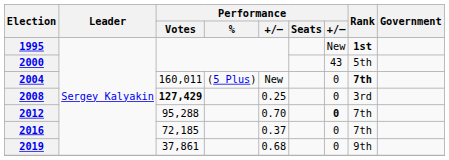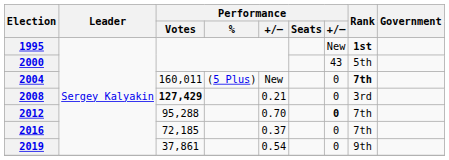(274, 96) 0.25 -> (274, 96) 0.21
(274, 147) 0.68 -> (274, 147) 0.54
